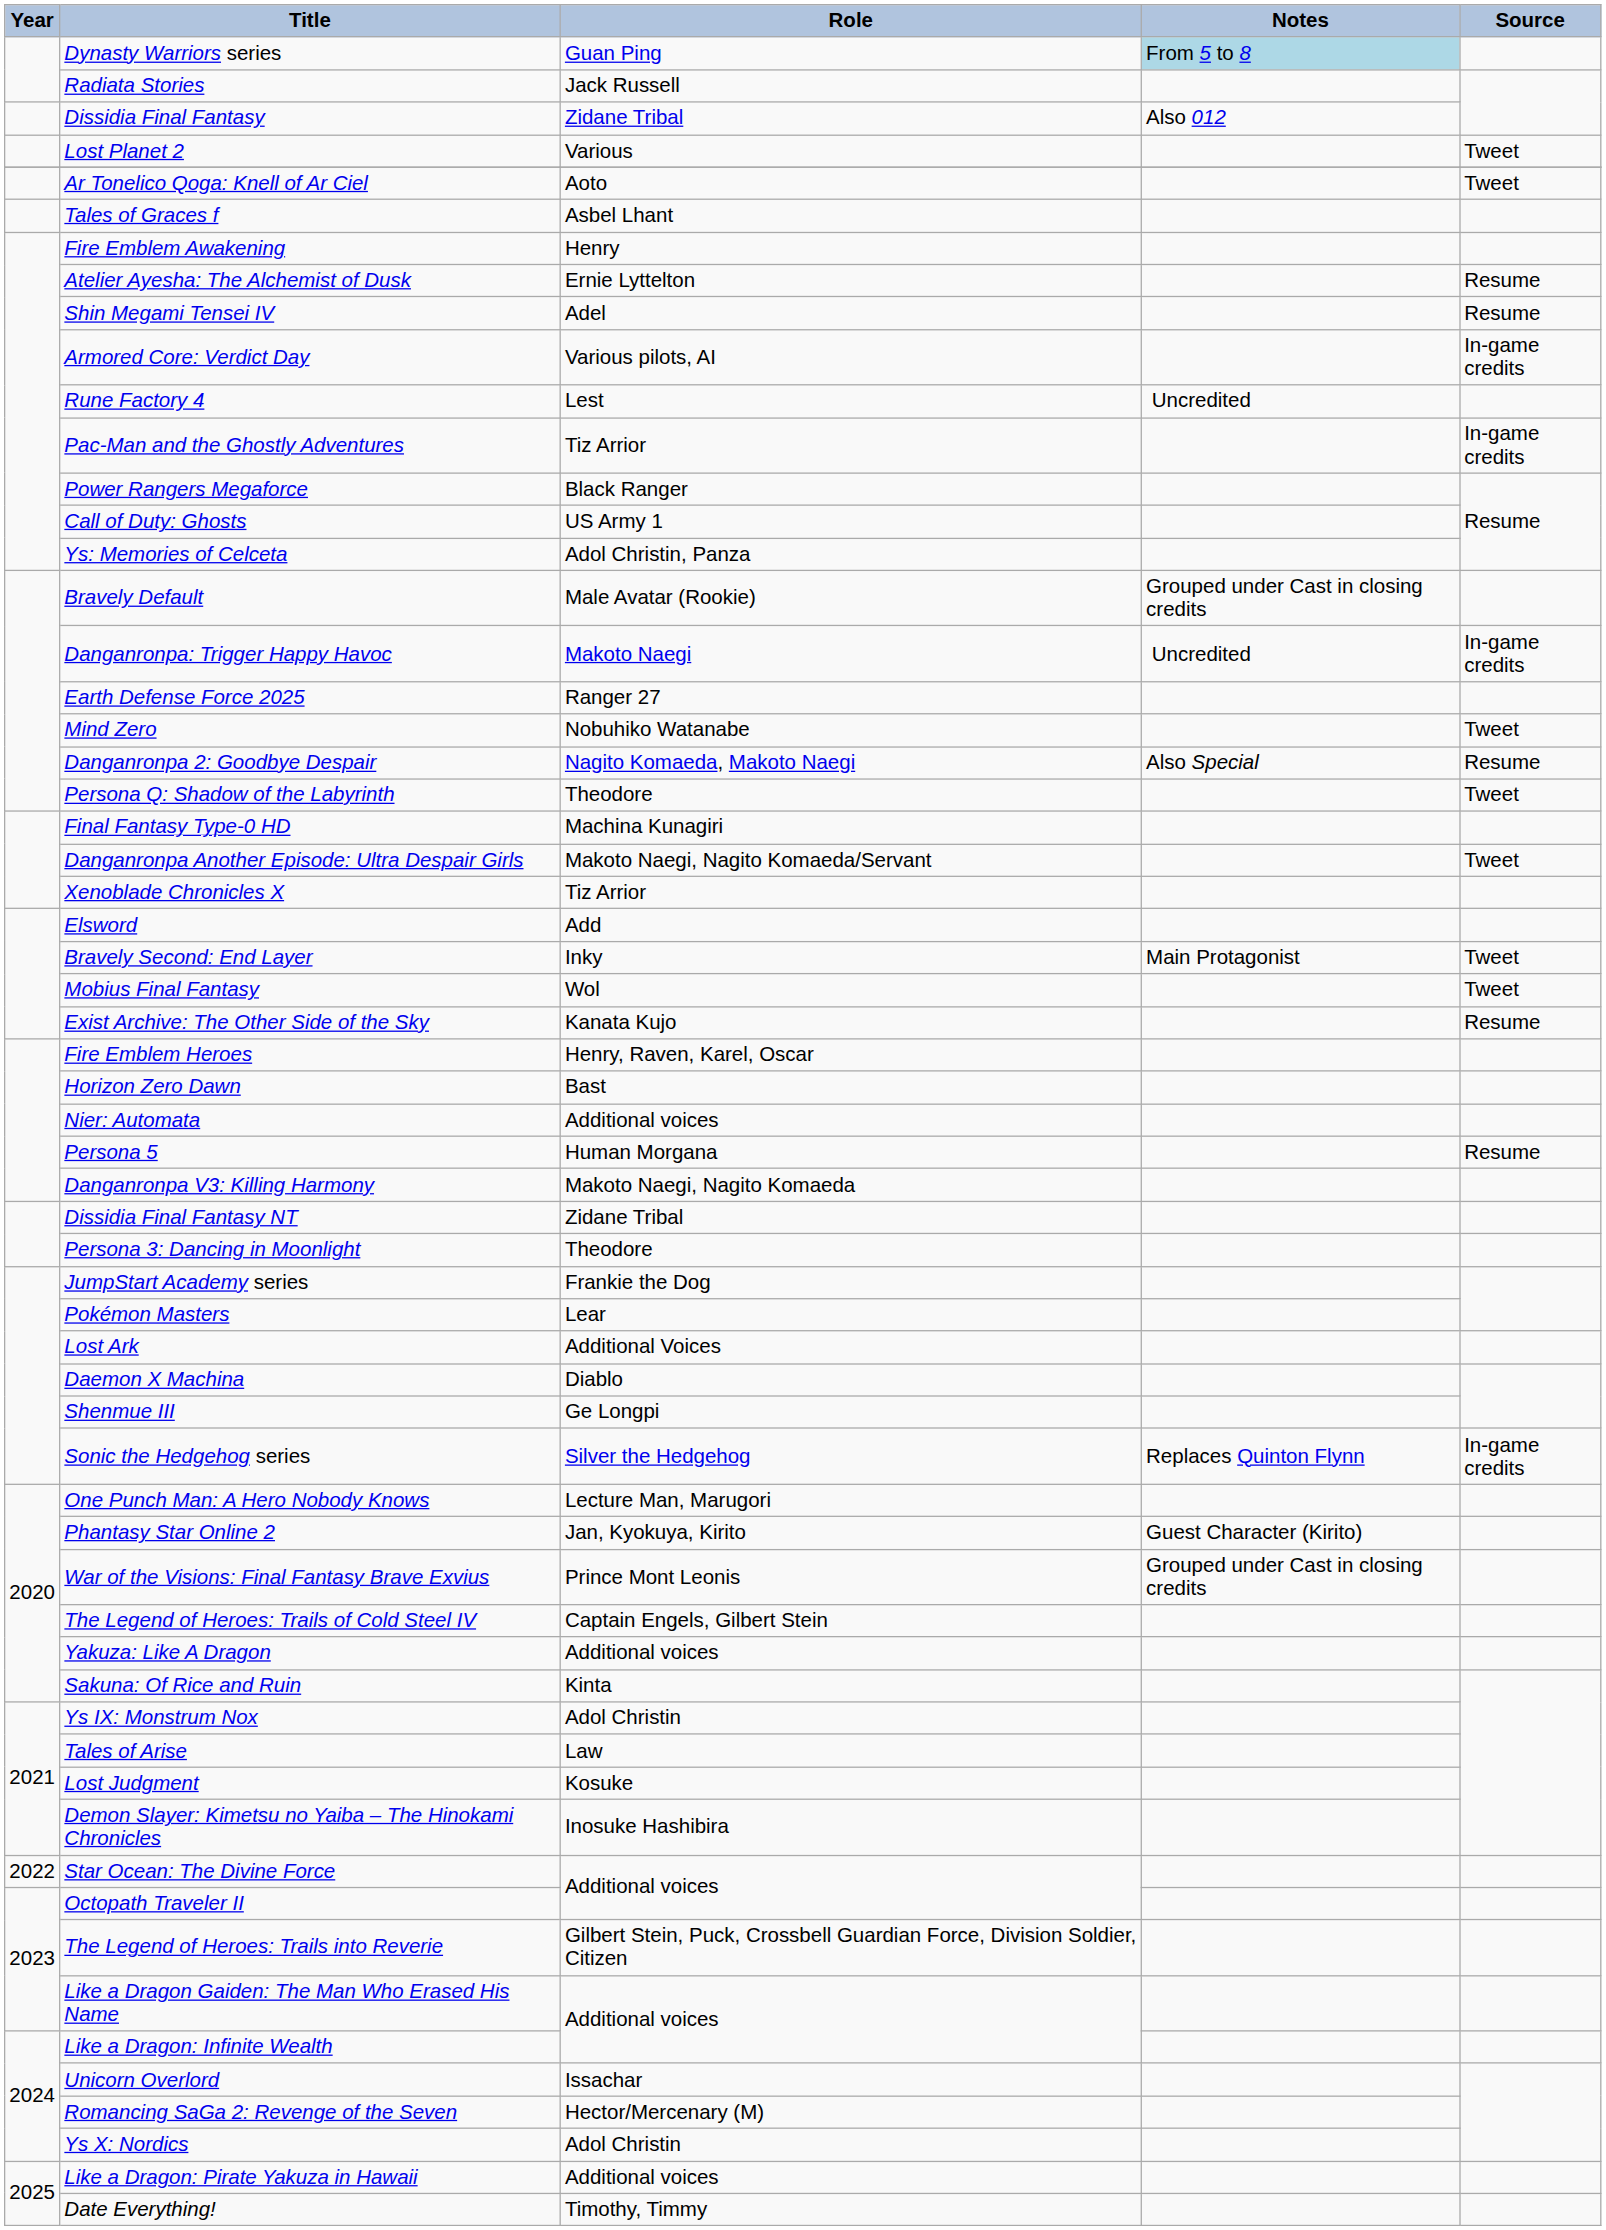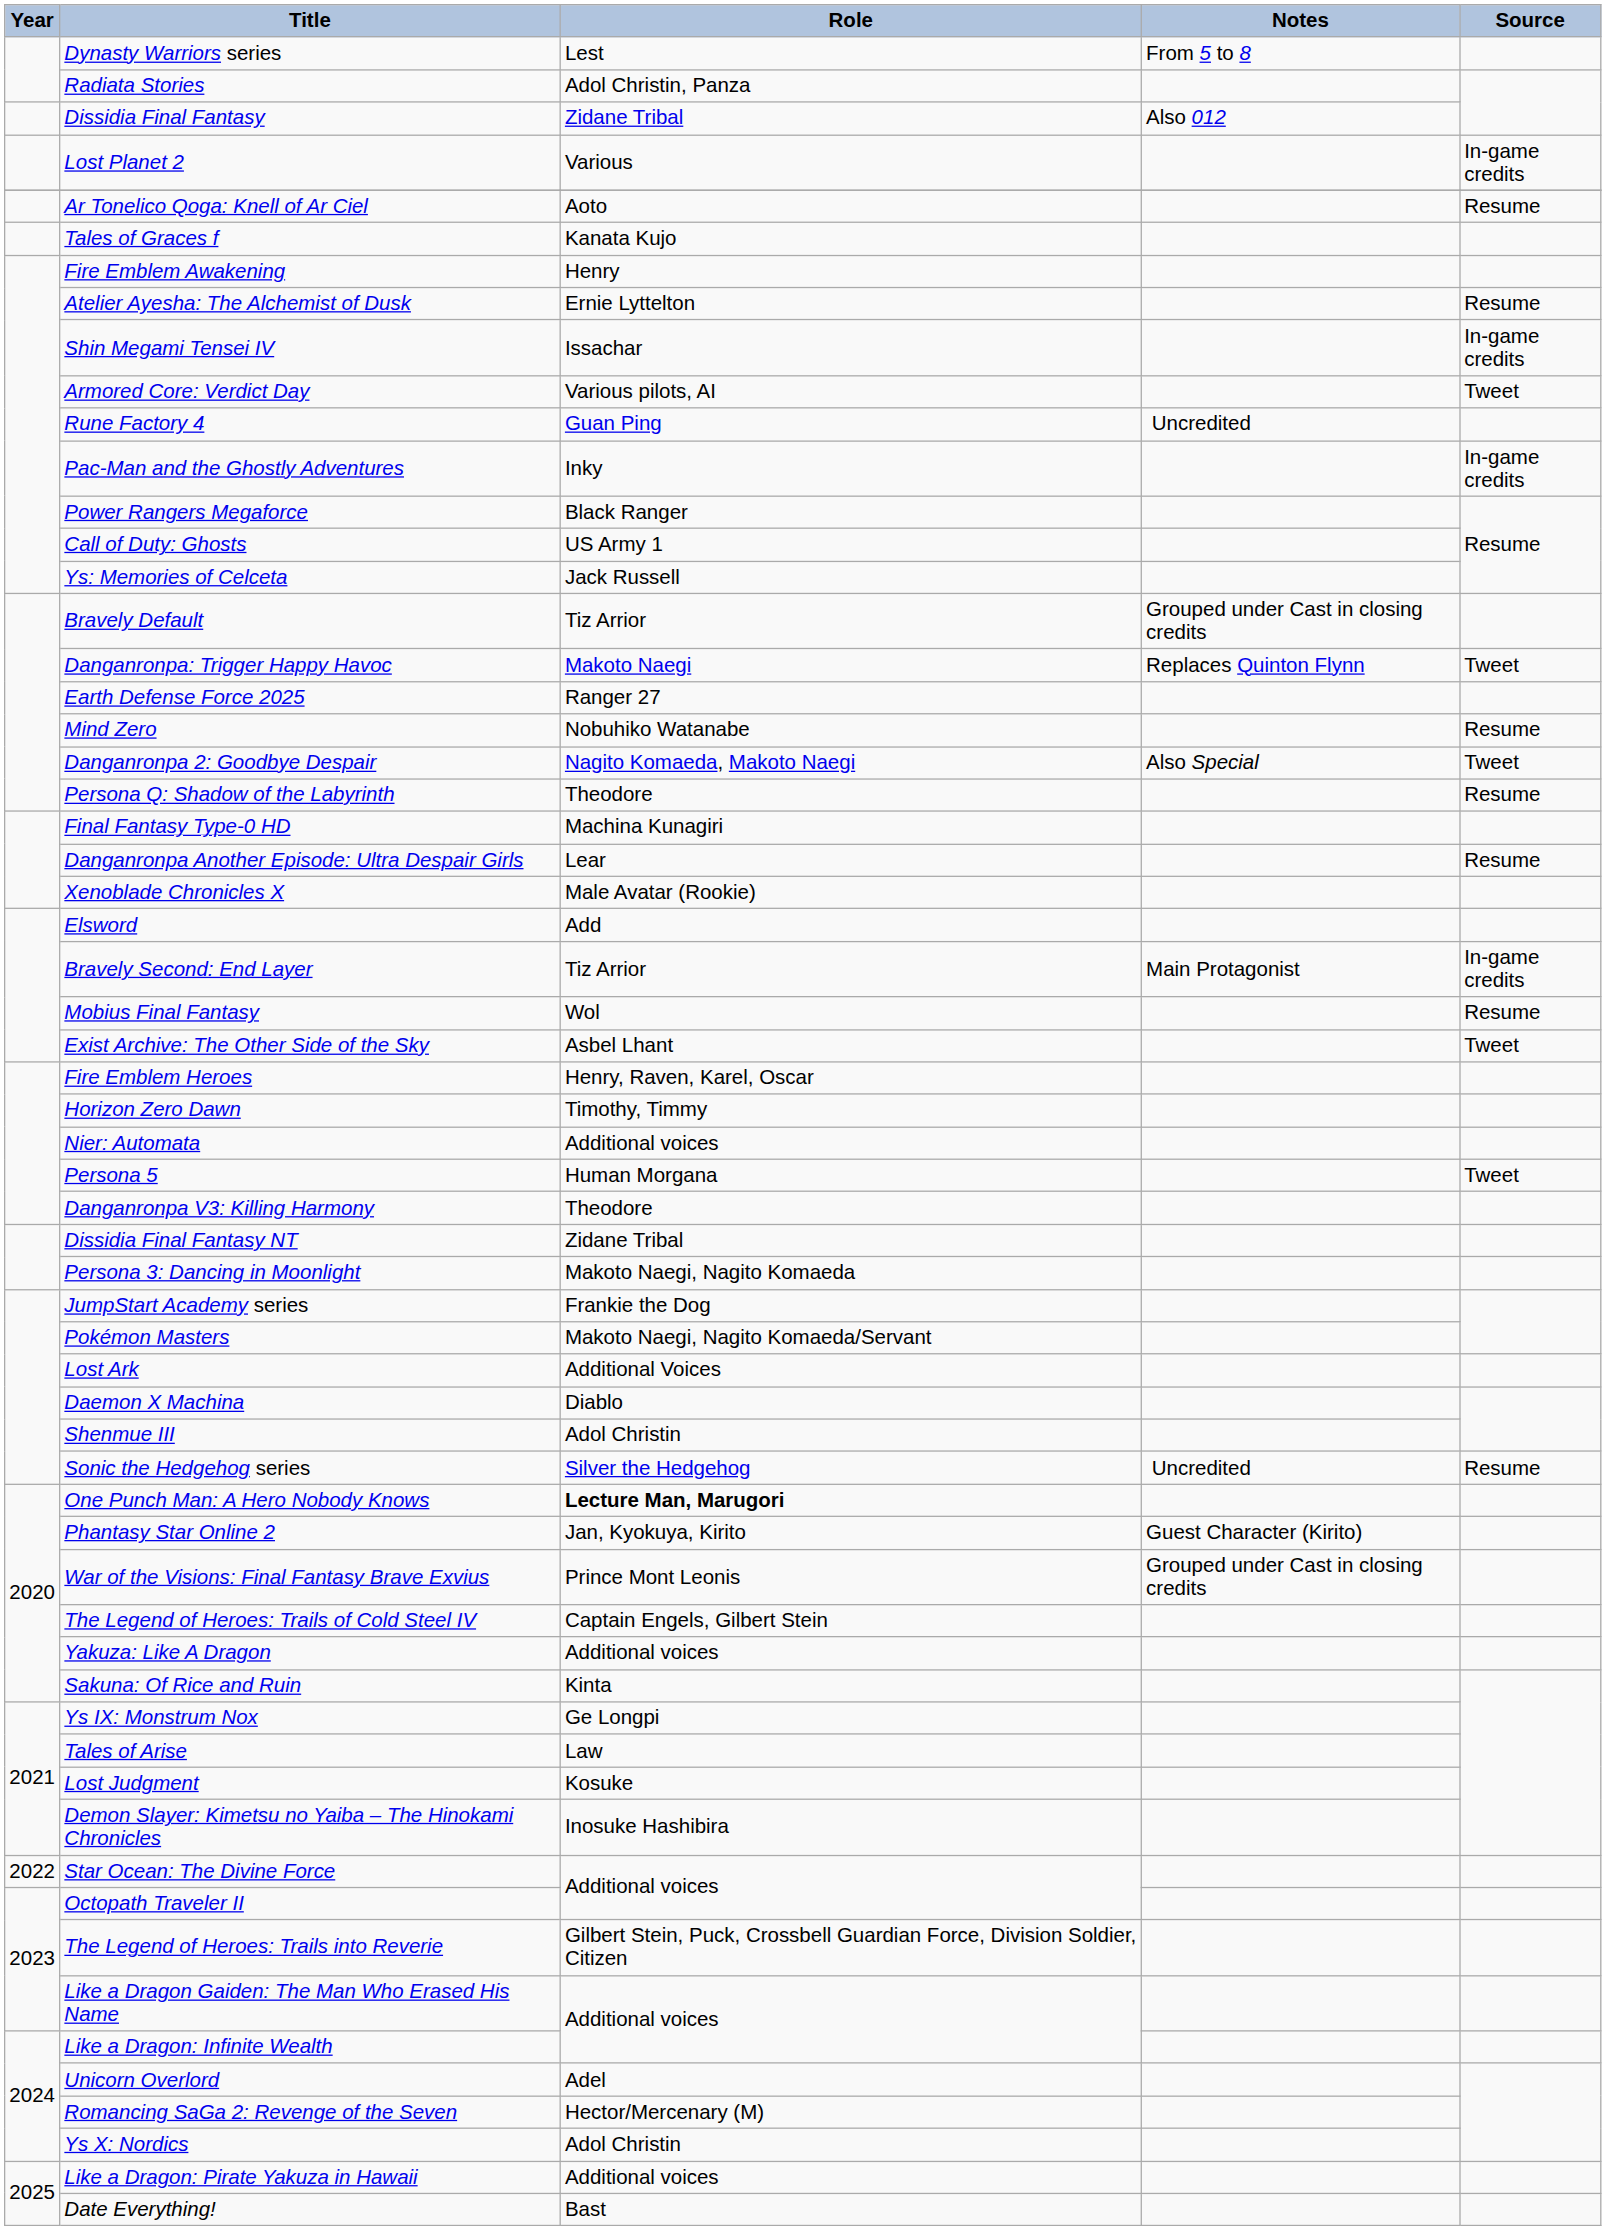(613, 53) Guan Ping -> (584, 53) Lest
(1198, 53) lightblue background -> (1198, 53) no background
(622, 85) Jack Russell -> (658, 85) Adol Christin, Panza
(1491, 150) Tweet -> (1502, 162) In-game credits
(1491, 183) Tweet -> (1502, 206) Resume
(619, 215) Asbel Lhant -> (621, 238) Kanata Kujo
(585, 313) Adel -> (604, 347) Issachar
(1502, 313) Resume -> (1502, 347) In-game credits
(1502, 357) In-game credits -> (1491, 391) Tweet
(584, 401) Lest -> (613, 424) Guan Ping
(605, 445) Tiz Arrior -> (584, 468) Inky
(658, 554) Adol Christin, Panza -> (622, 577) Jack Russell
(660, 598) Male Avatar (Rookie) -> (605, 621) Tiz Arrior
(1198, 653) Uncredited -> (1255, 665) Replaces Quinton Flynn
(1502, 653) In-game credits -> (1491, 665) Tweet
(1491, 730) Tweet -> (1502, 730) Resume
(1502, 762) Resume -> (1491, 762) Tweet
(1491, 794) Tweet -> (1502, 794) Resume
(748, 859) Makoto Naegi, Nagito Komaeda/Servant -> (585, 859) Lear
(1491, 859) Tweet -> (1502, 859) Resume
(605, 892) Tiz Arrior -> (660, 892) Male Avatar (Rookie)
(584, 957) Inky -> (605, 968) Tiz Arrior
(1491, 957) Tweet -> (1502, 968) In-game credits
(1491, 989) Tweet -> (1502, 1012) Resume
(621, 1022) Kanata Kujo -> (619, 1045) Asbel Lhant
(1502, 1022) Resume -> (1491, 1045) Tweet
(585, 1087) Bast -> (636, 1110) Timothy, Timmy
(1502, 1152) Resume -> (1491, 1175) Tweet
(710, 1184) Makoto Naegi, Nagito Komaeda -> (609, 1207) Theodore
(609, 1249) Theodore -> (710, 1272) Makoto Naegi, Nagito Komaeda
(585, 1314) Lear -> (748, 1337) Makoto Naegi, Nagito Komaeda/Servant
(612, 1412) Ge Longpi -> (623, 1435) Adol Christin
(1255, 1456) Replaces Quinton Flynn -> (1198, 1467) Uncredited
(1502, 1456) In-game credits -> (1502, 1467) Resume
(668, 1500) normal -> (675, 1500) bold
(623, 1718) Adol Christin -> (612, 1718) Ge Longpi
(604, 2079) Issachar -> (585, 2079) Adel
(636, 2209) Timothy, Timmy -> (585, 2209) Bast
